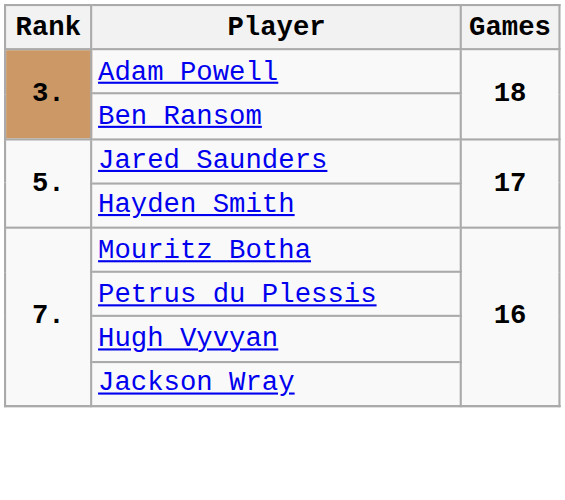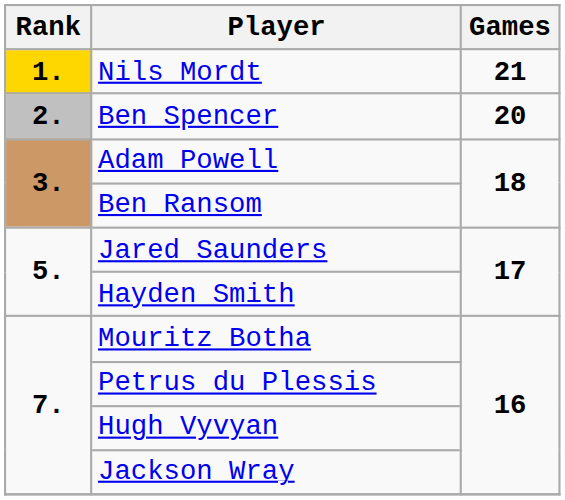+ row: (180, 72)
+ row: (188, 116)
